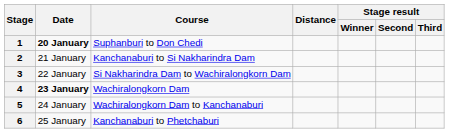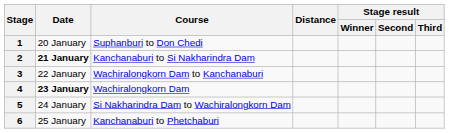(63, 43) bold -> (62, 43) normal
(62, 58) normal -> (63, 58) bold
(192, 74) Si Nakharindra Dam to Wachiralongkorn Dam -> (178, 74) Wachiralongkorn Dam to Kanchanaburi
(178, 105) Wachiralongkorn Dam to Kanchanaburi -> (192, 105) Si Nakharindra Dam to Wachiralongkorn Dam
